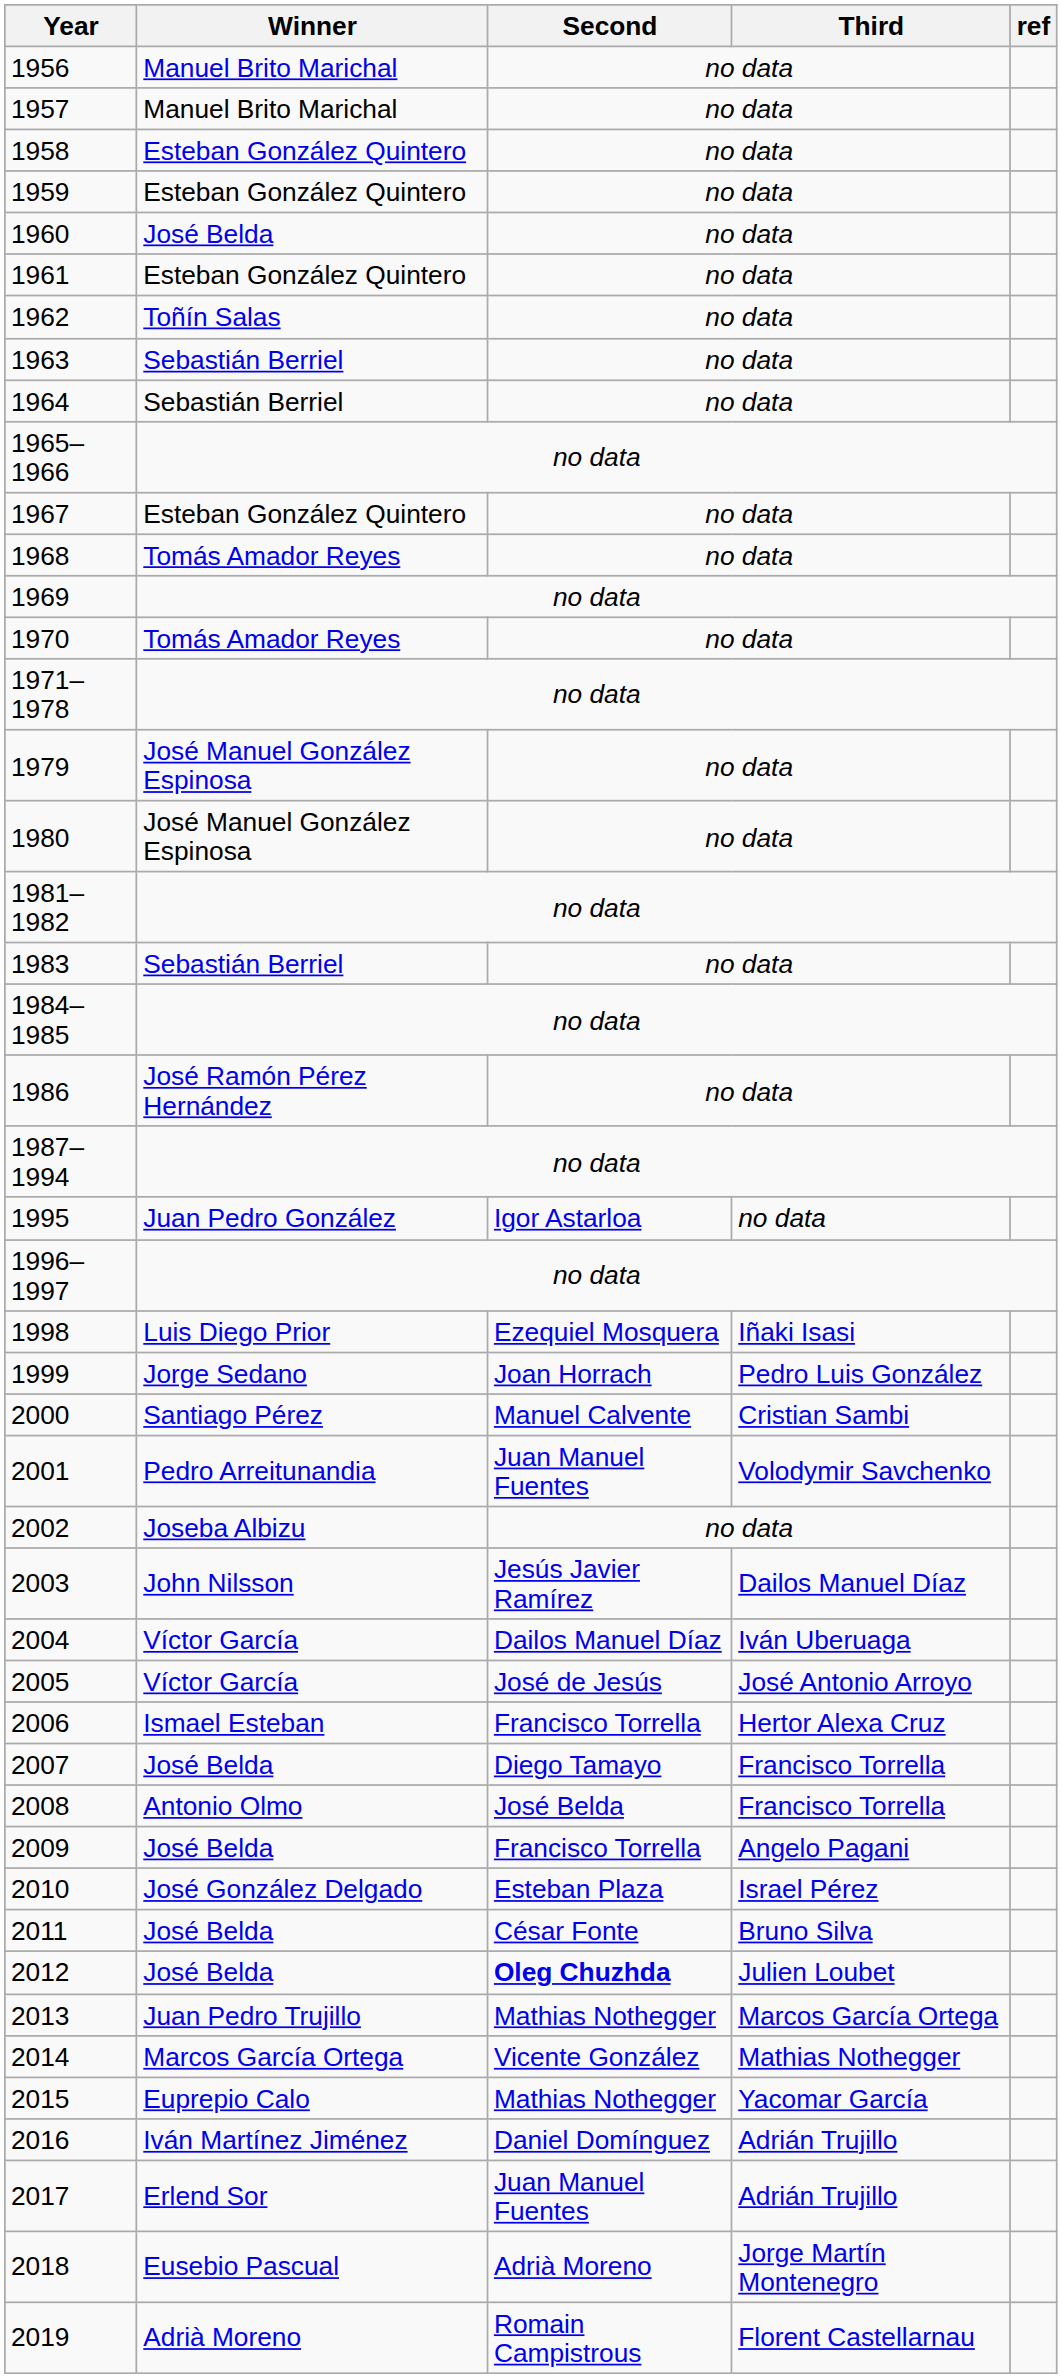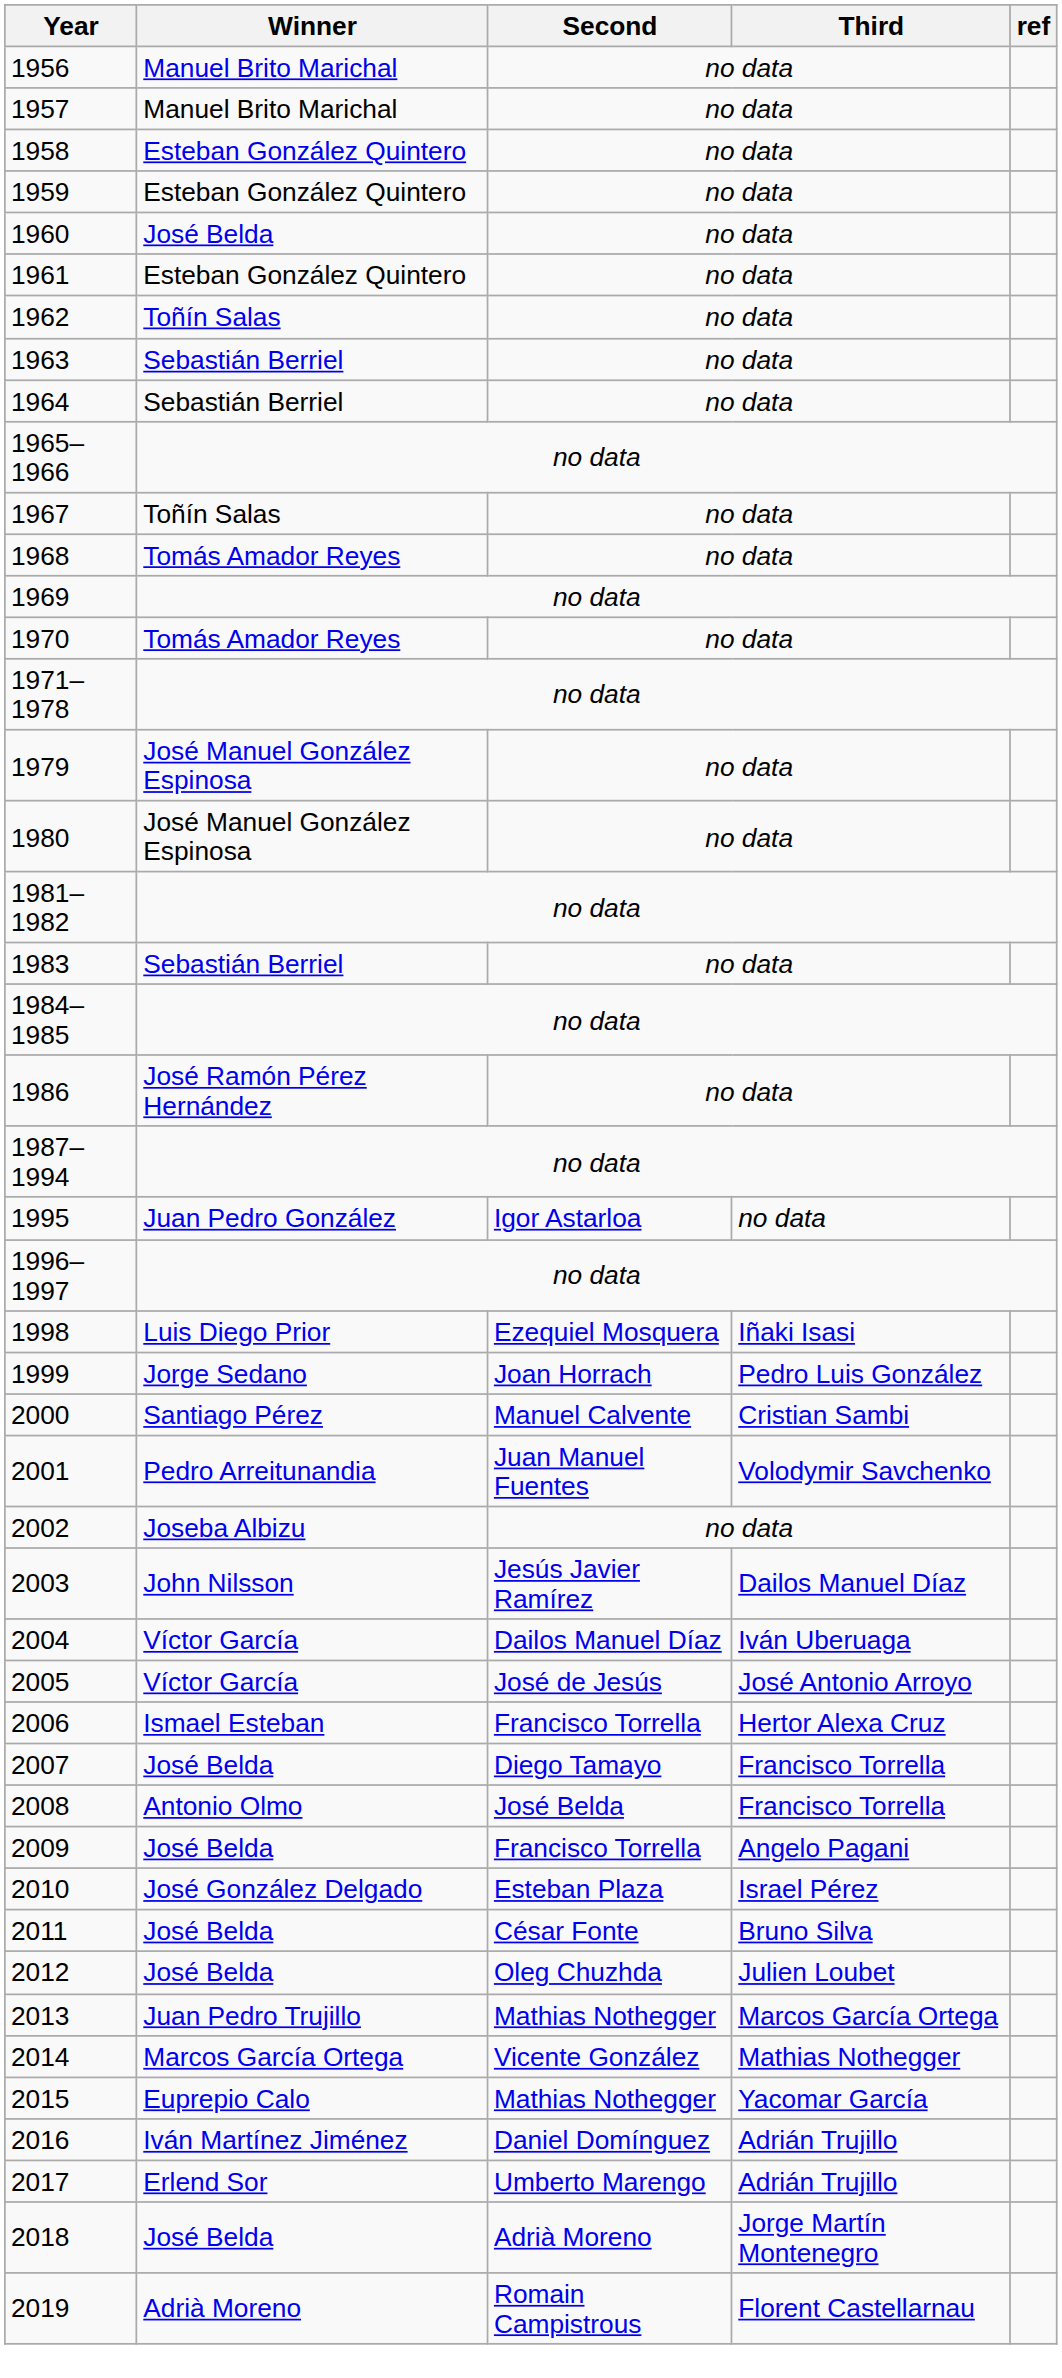(305, 513) Esteban González Quintero -> (212, 513) Toñín Salas
(582, 1973) bold -> (578, 1973) normal
(569, 2196) Juan Manuel Fuentes -> (600, 2181) Umberto Marengo
(241, 2267) Eusebio Pascual -> (208, 2237) José Belda
